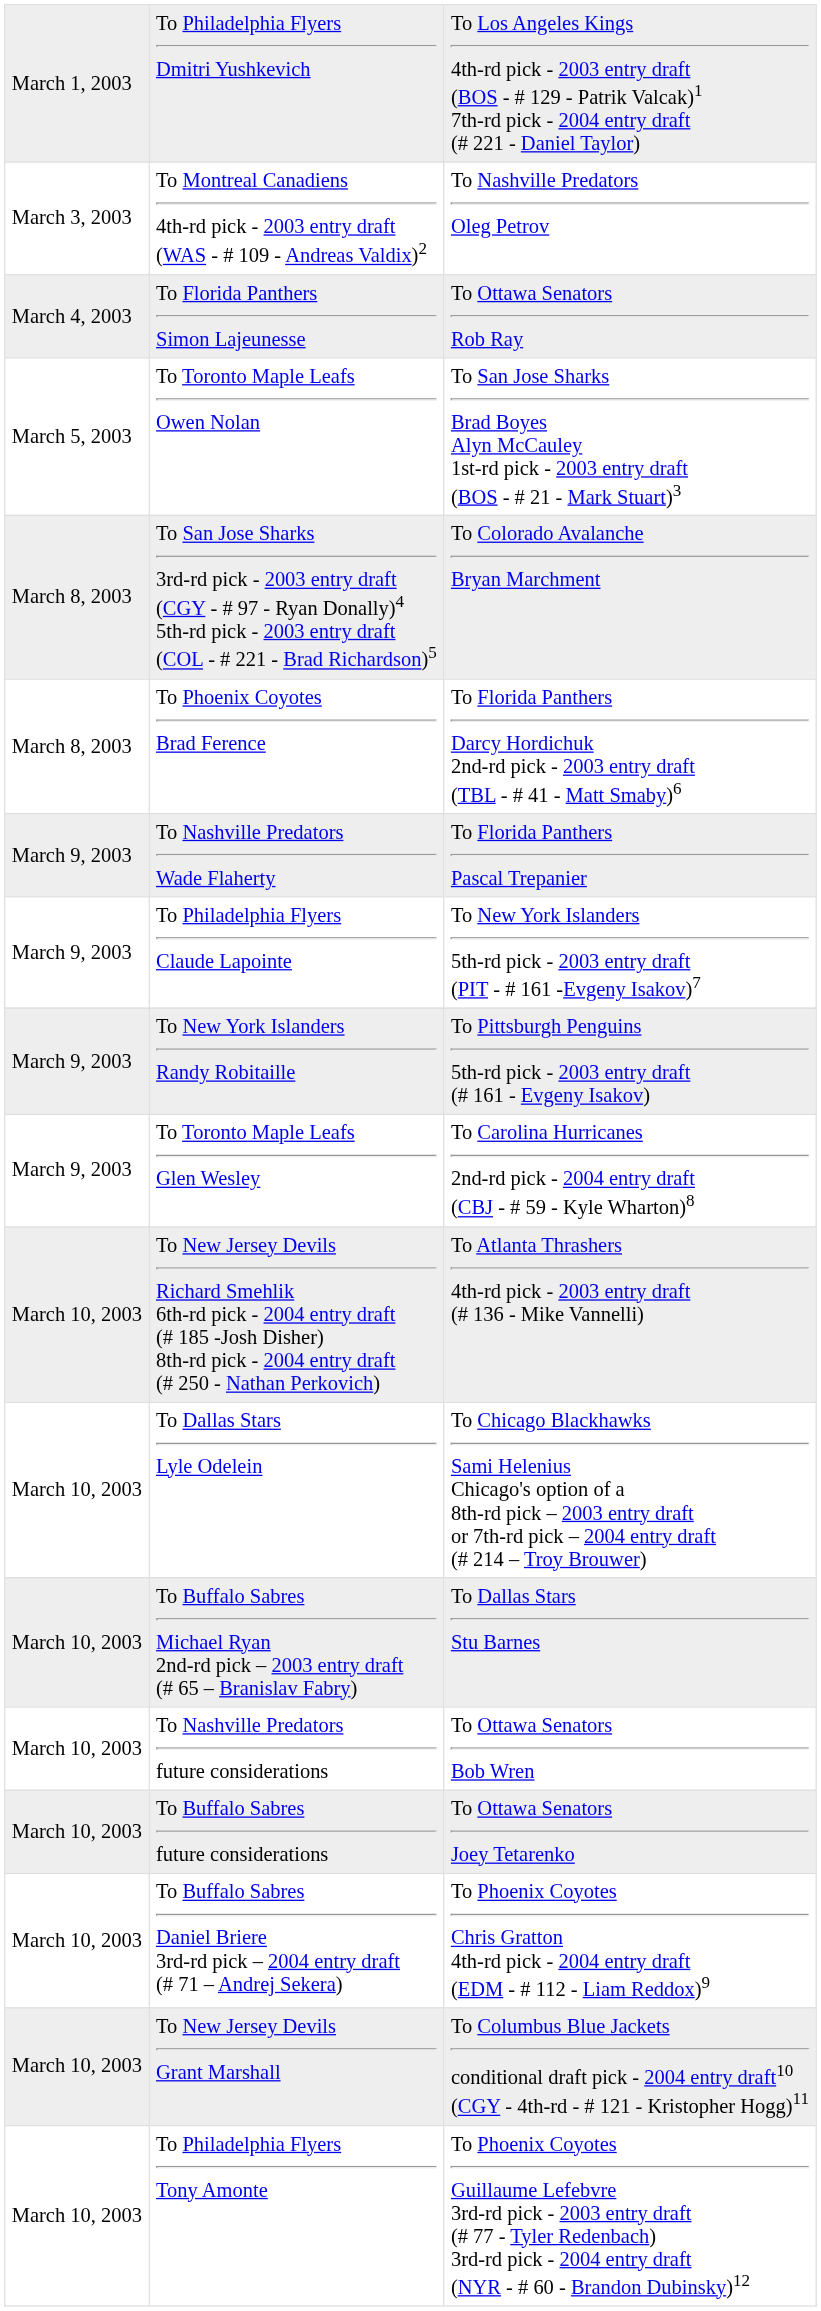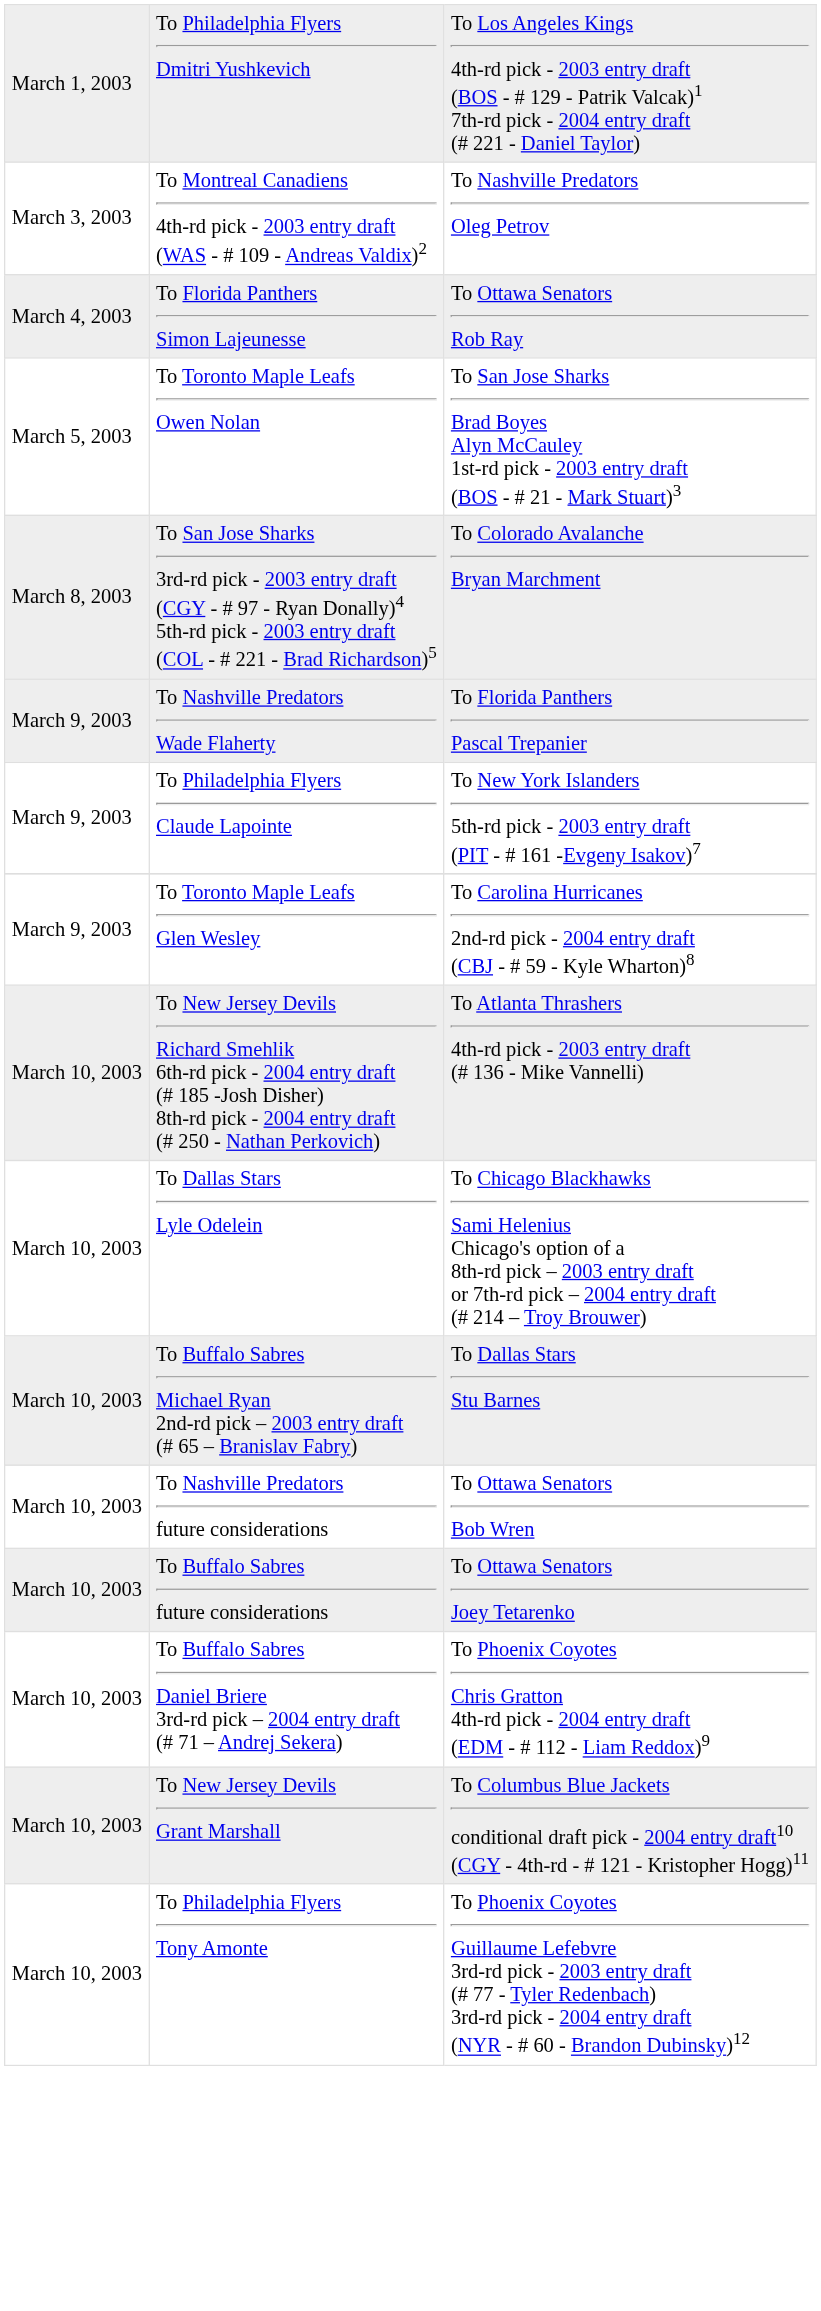- row: (296, 720)
- row: (296, 1050)
